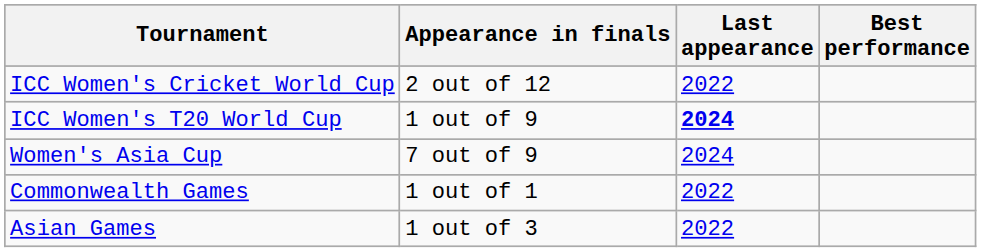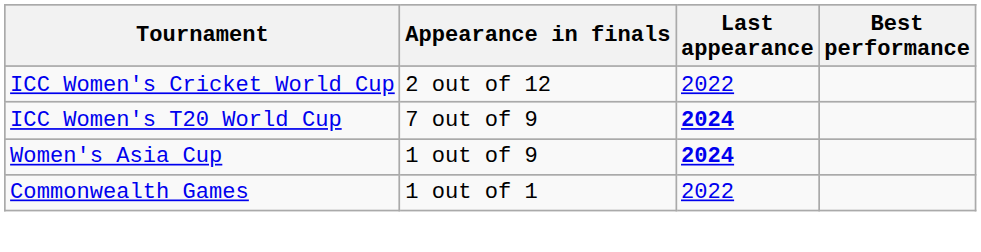(472, 120) 1 out of 9 -> (472, 120) 7 out of 9
(472, 156) 7 out of 9 -> (472, 156) 1 out of 9
(708, 156) normal -> (708, 156) bold
- row: (83, 228)
